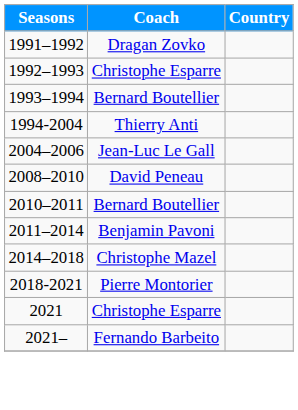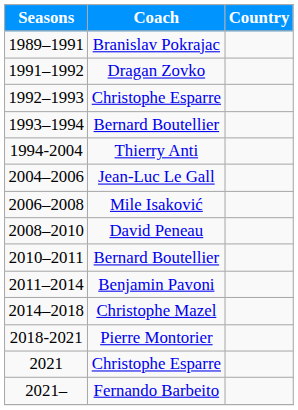+ row: (46, 44)
+ row: (46, 204)
